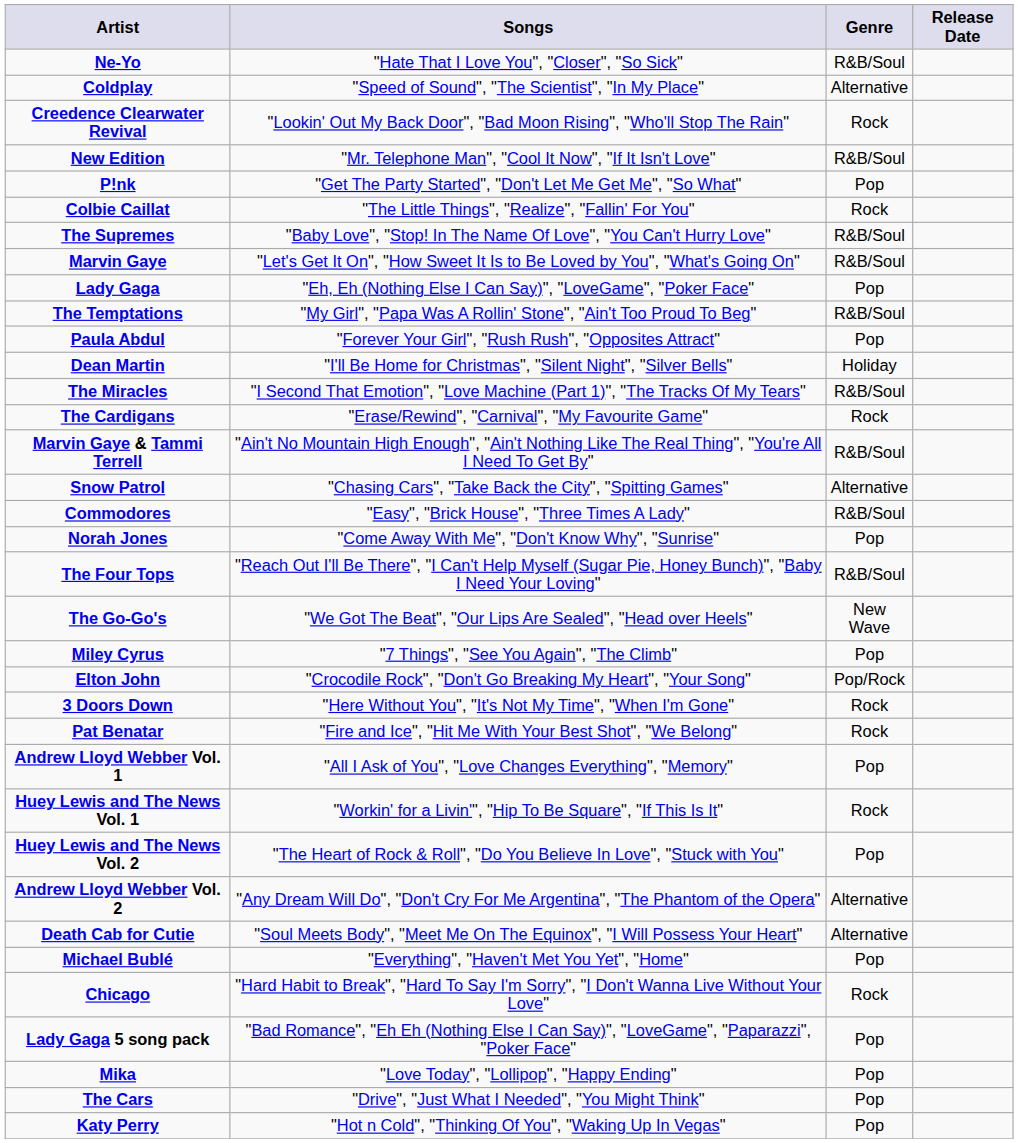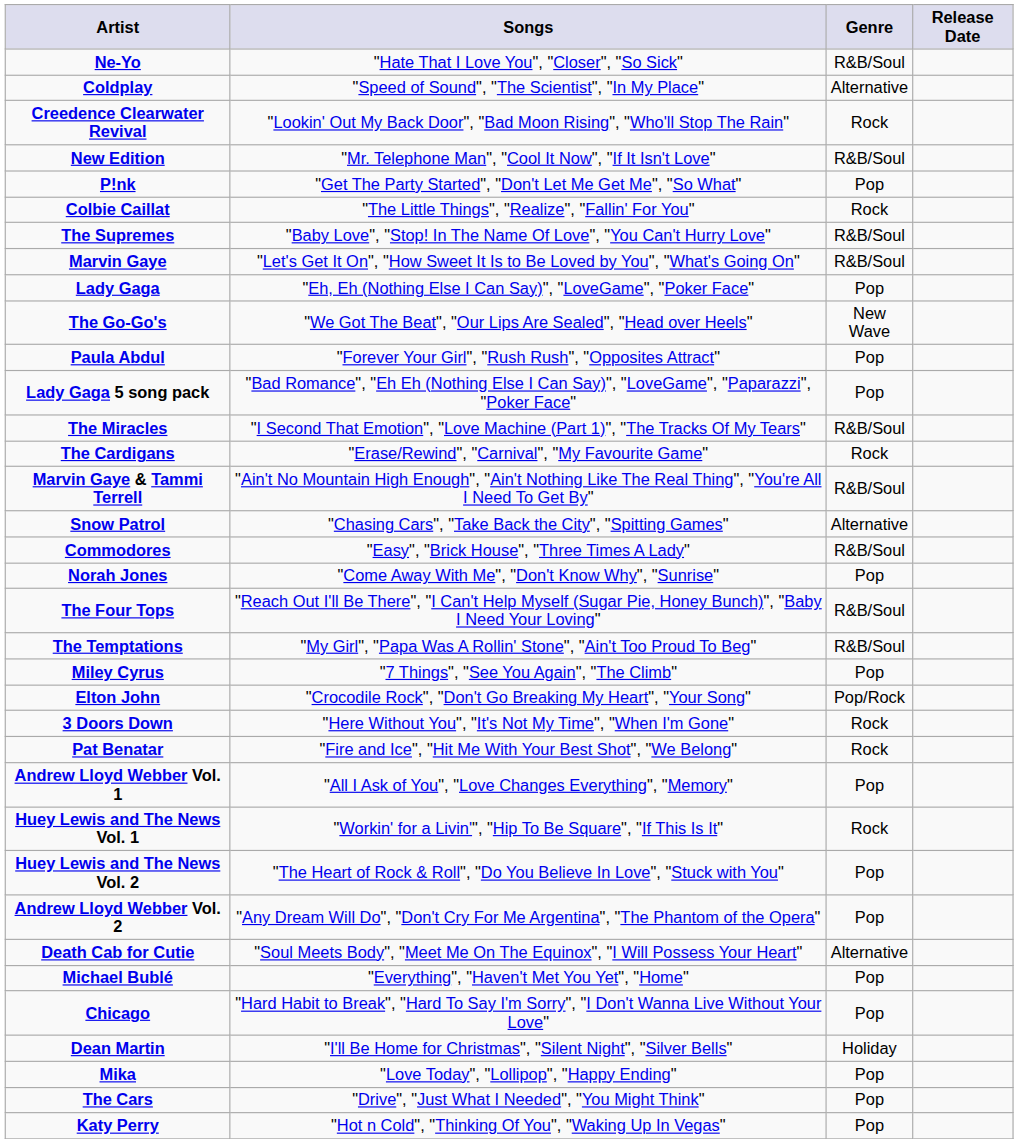rows swapped: (118, 313) <-> (118, 618)
rows swapped: (118, 365) <-> (118, 1039)
(869, 899) Alternative -> (869, 917) Pop
(869, 995) Rock -> (869, 1013) Pop
